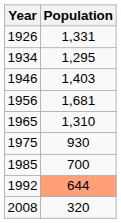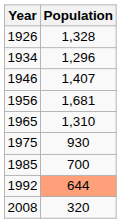(78, 36) 1,331 -> (78, 36) 1,328
(78, 58) 1,295 -> (78, 58) 1,296
(78, 79) 1,403 -> (78, 79) 1,407
